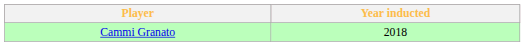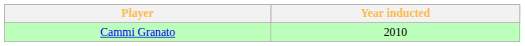(395, 32) 2018 -> (395, 32) 2010
